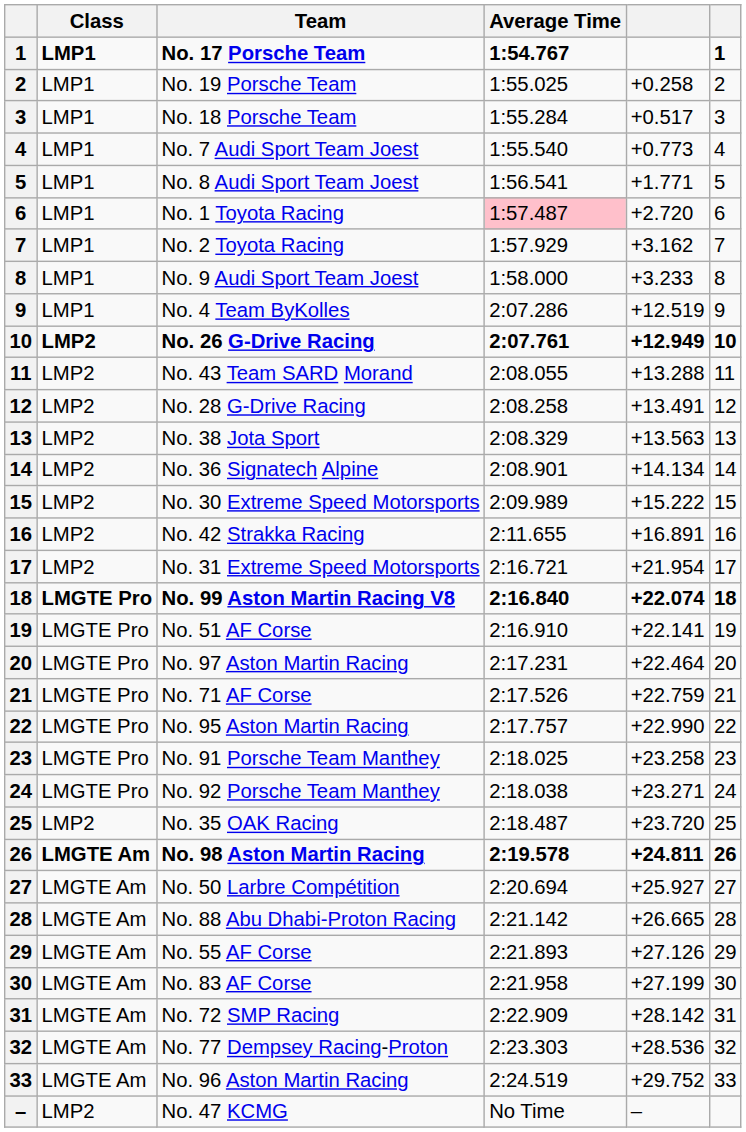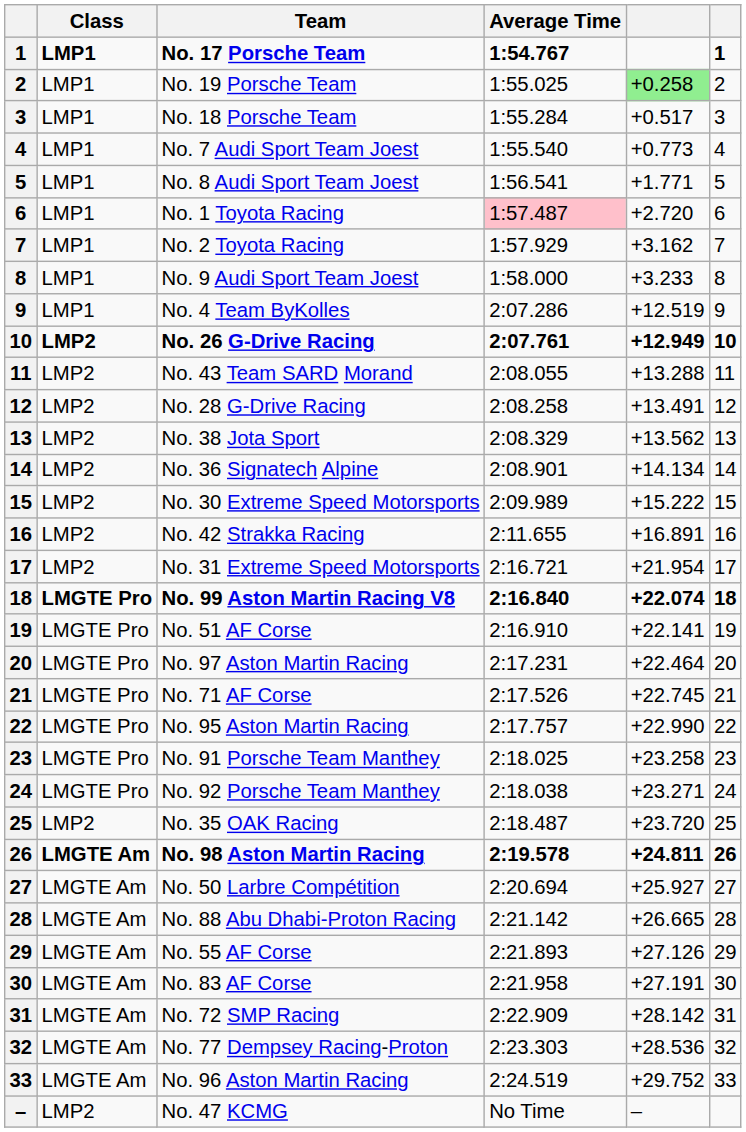(662, 85) no background -> (662, 85) lightgreen background
(668, 438) +13.563 -> (668, 438) +13.562
(668, 695) +22.759 -> (668, 695) +22.745
(668, 983) +27.199 -> (668, 983) +27.191
